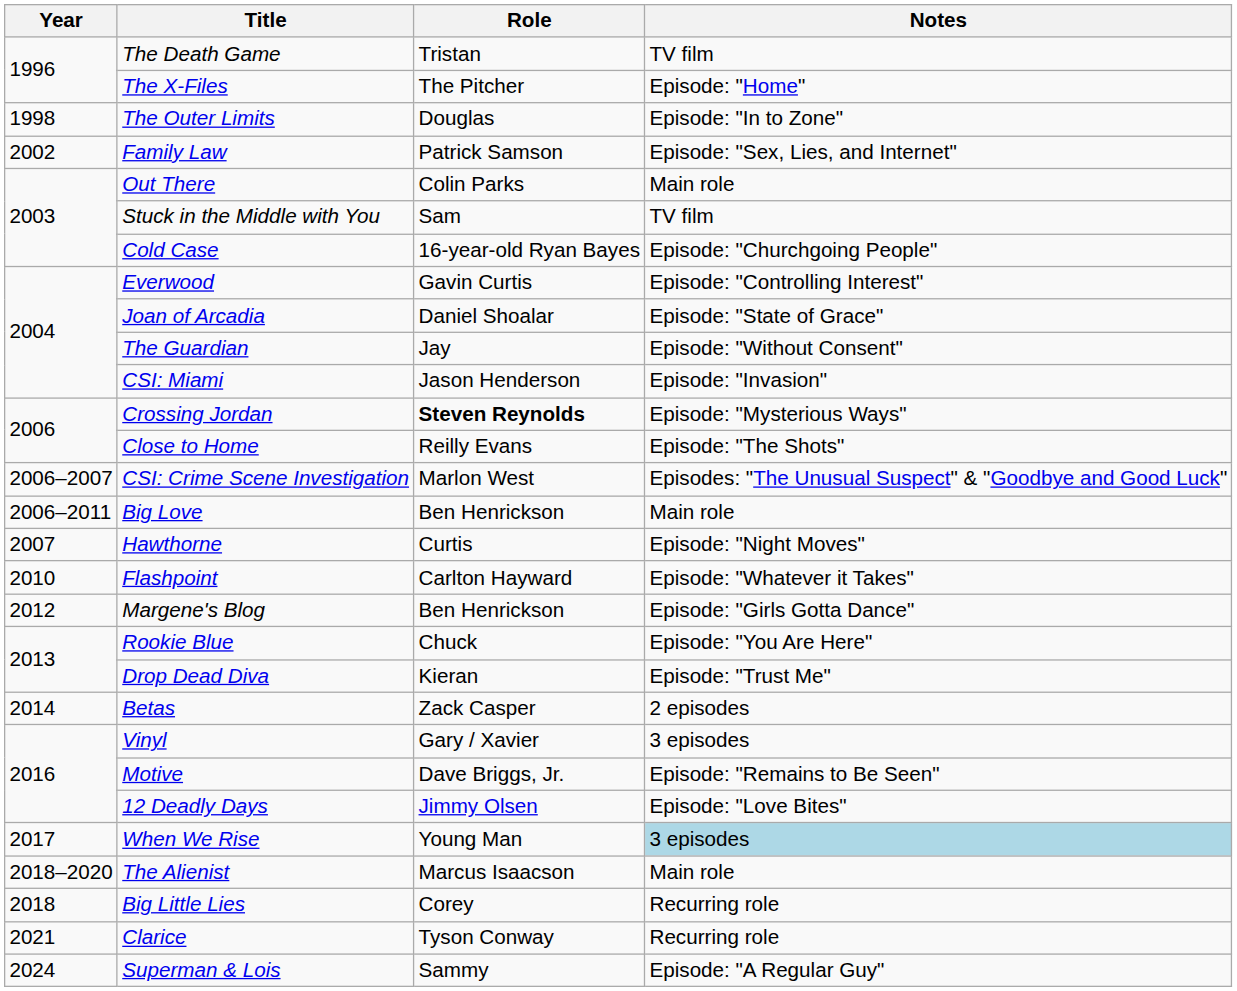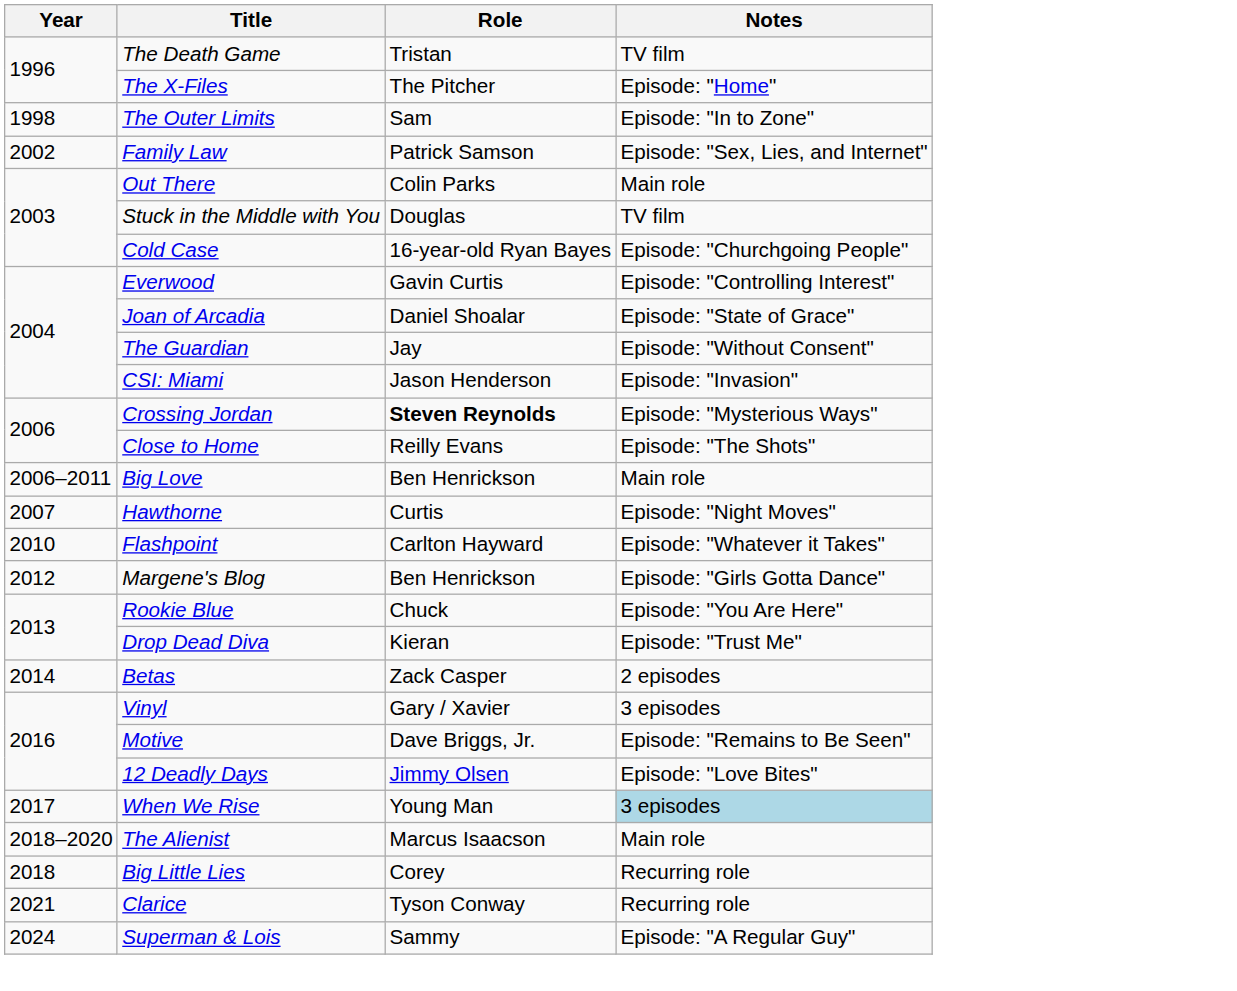(456, 119) Douglas -> (411, 119) Sam
(440, 217) Sam -> (427, 217) Douglas
- row: (266, 479)
